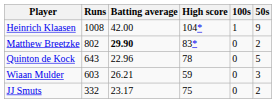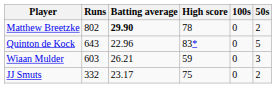- row: (41, 28)
(190, 43) 83* -> (187, 28) 78
(187, 59) 78 -> (190, 43) 83*
